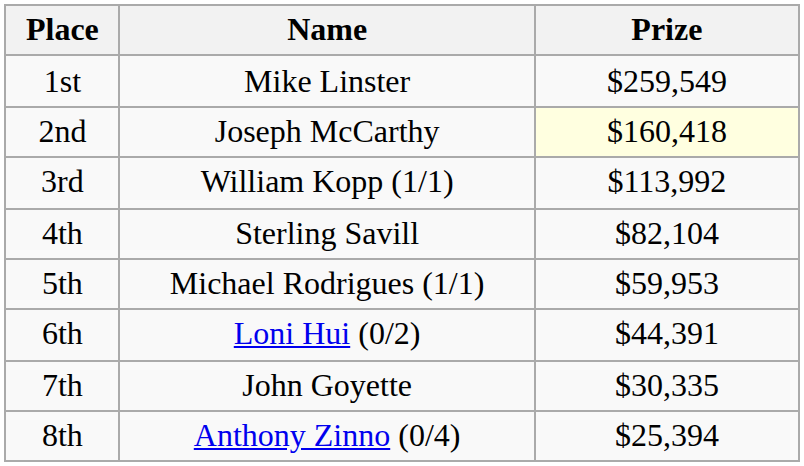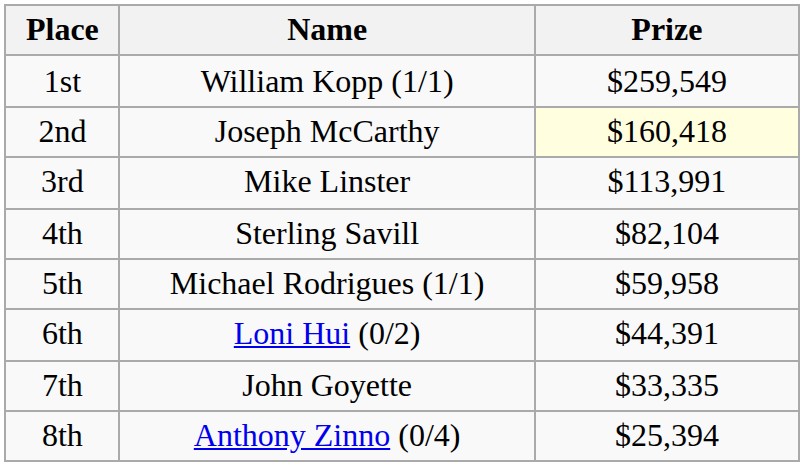(327, 80) Mike Linster -> (327, 80) William Kopp (1/1)
(327, 182) William Kopp (1/1) -> (327, 182) Mike Linster
(667, 182) $113,992 -> (667, 182) $113,991
(667, 283) $59,953 -> (667, 283) $59,958
(667, 385) $30,335 -> (667, 385) $33,335
